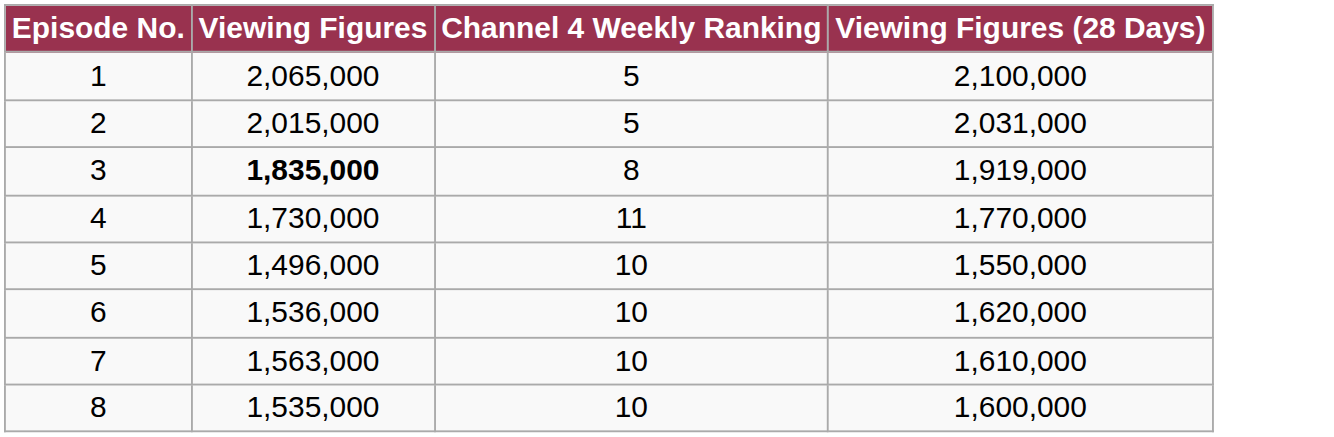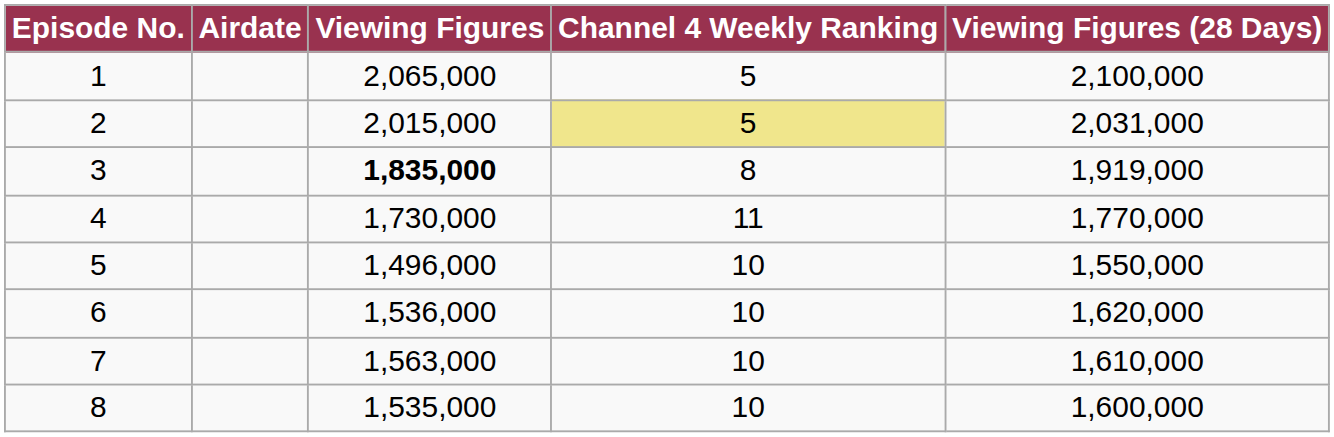+ column: (250, 28)
(631, 123) no background -> (748, 123) khaki background
